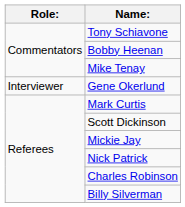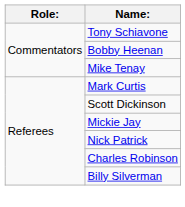- row: (126, 86)
